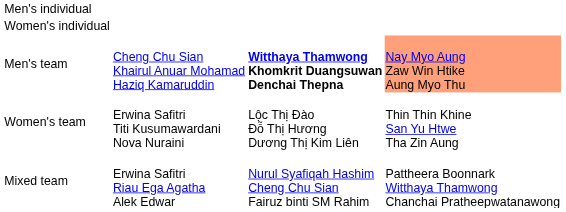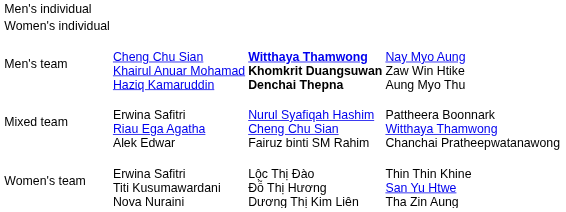(425, 70) lightsalmon background -> (425, 70) no background
rows swapped: (45, 122) <-> (36, 181)
